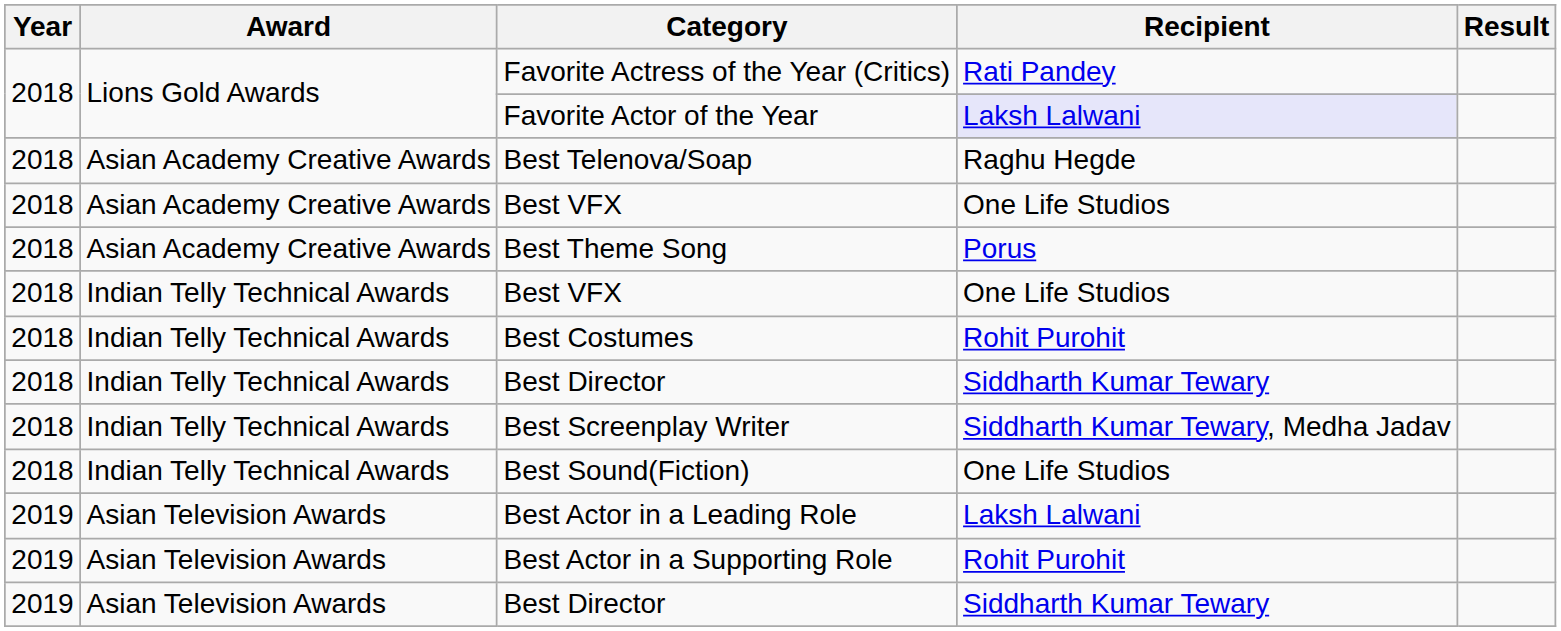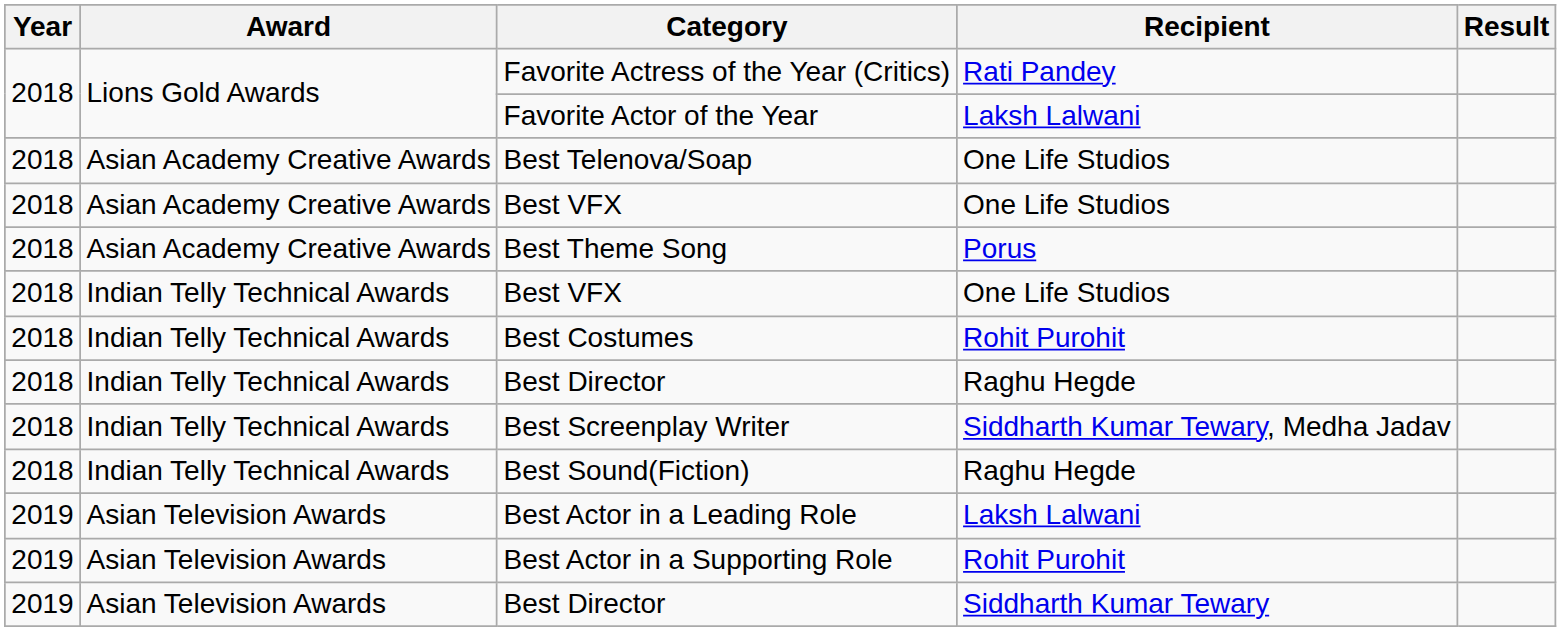(1052, 115) lavender background -> (1052, 115) no background
(1049, 159) Raghu Hegde -> (1067, 159) One Life Studios
(1116, 381) Siddharth Kumar Tewary -> (1049, 381) Raghu Hegde
(1067, 470) One Life Studios -> (1049, 470) Raghu Hegde
